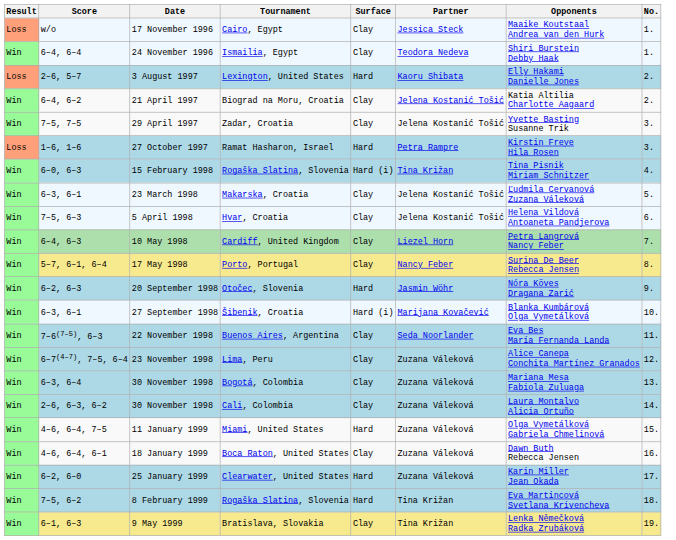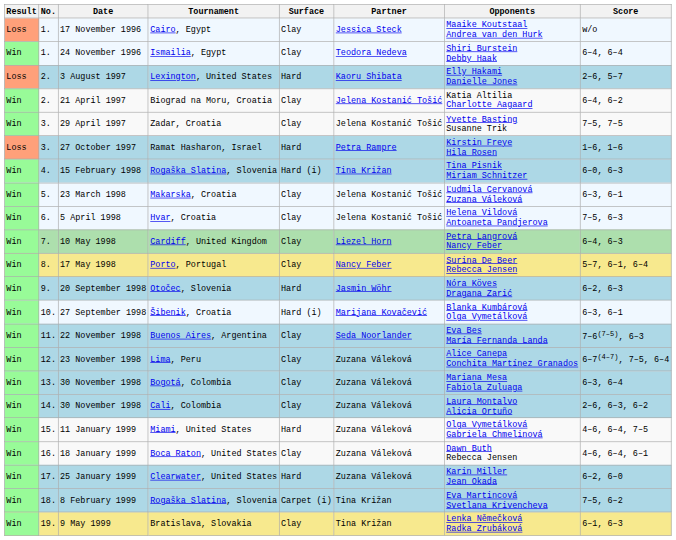columns swapped: (651, 11) <-> (84, 11)
(363, 500) Hard -> (306, 500) Carpet (i)
